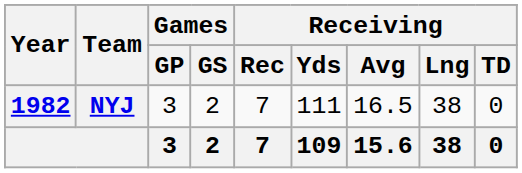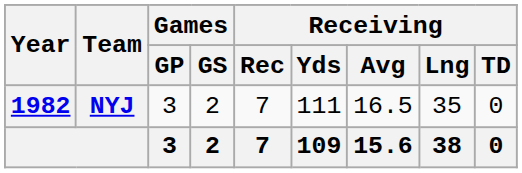(447, 106) 38 -> (447, 106) 35
